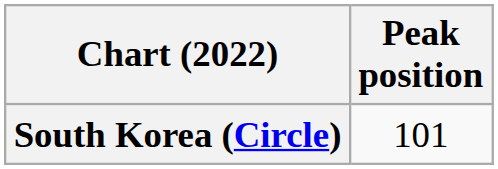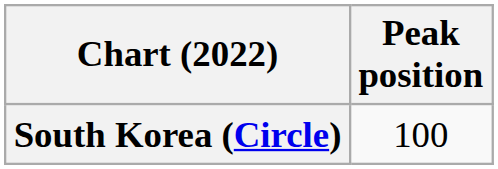(421, 133) 101 -> (421, 133) 100
